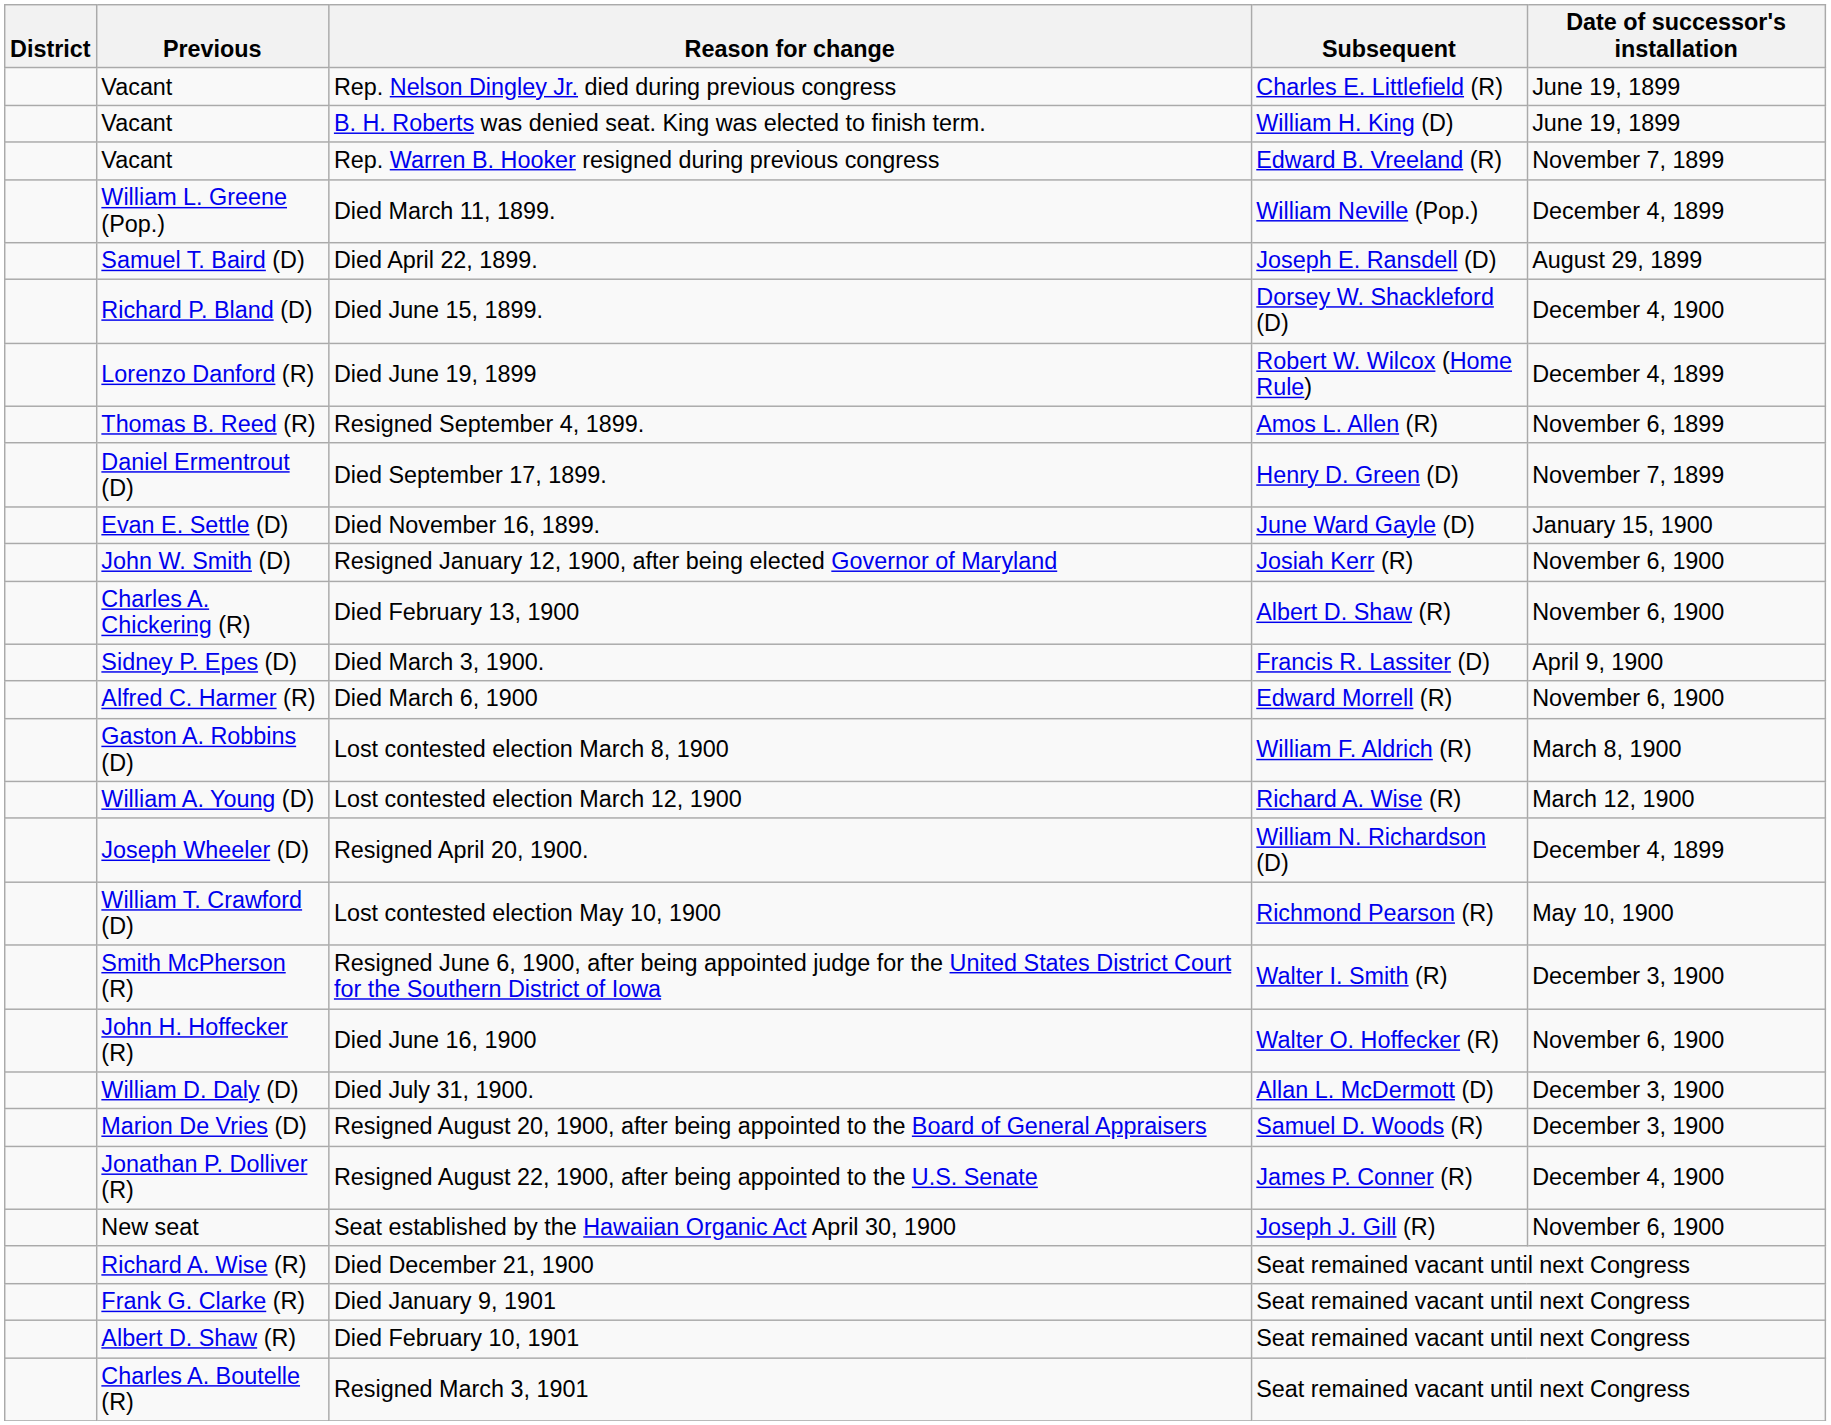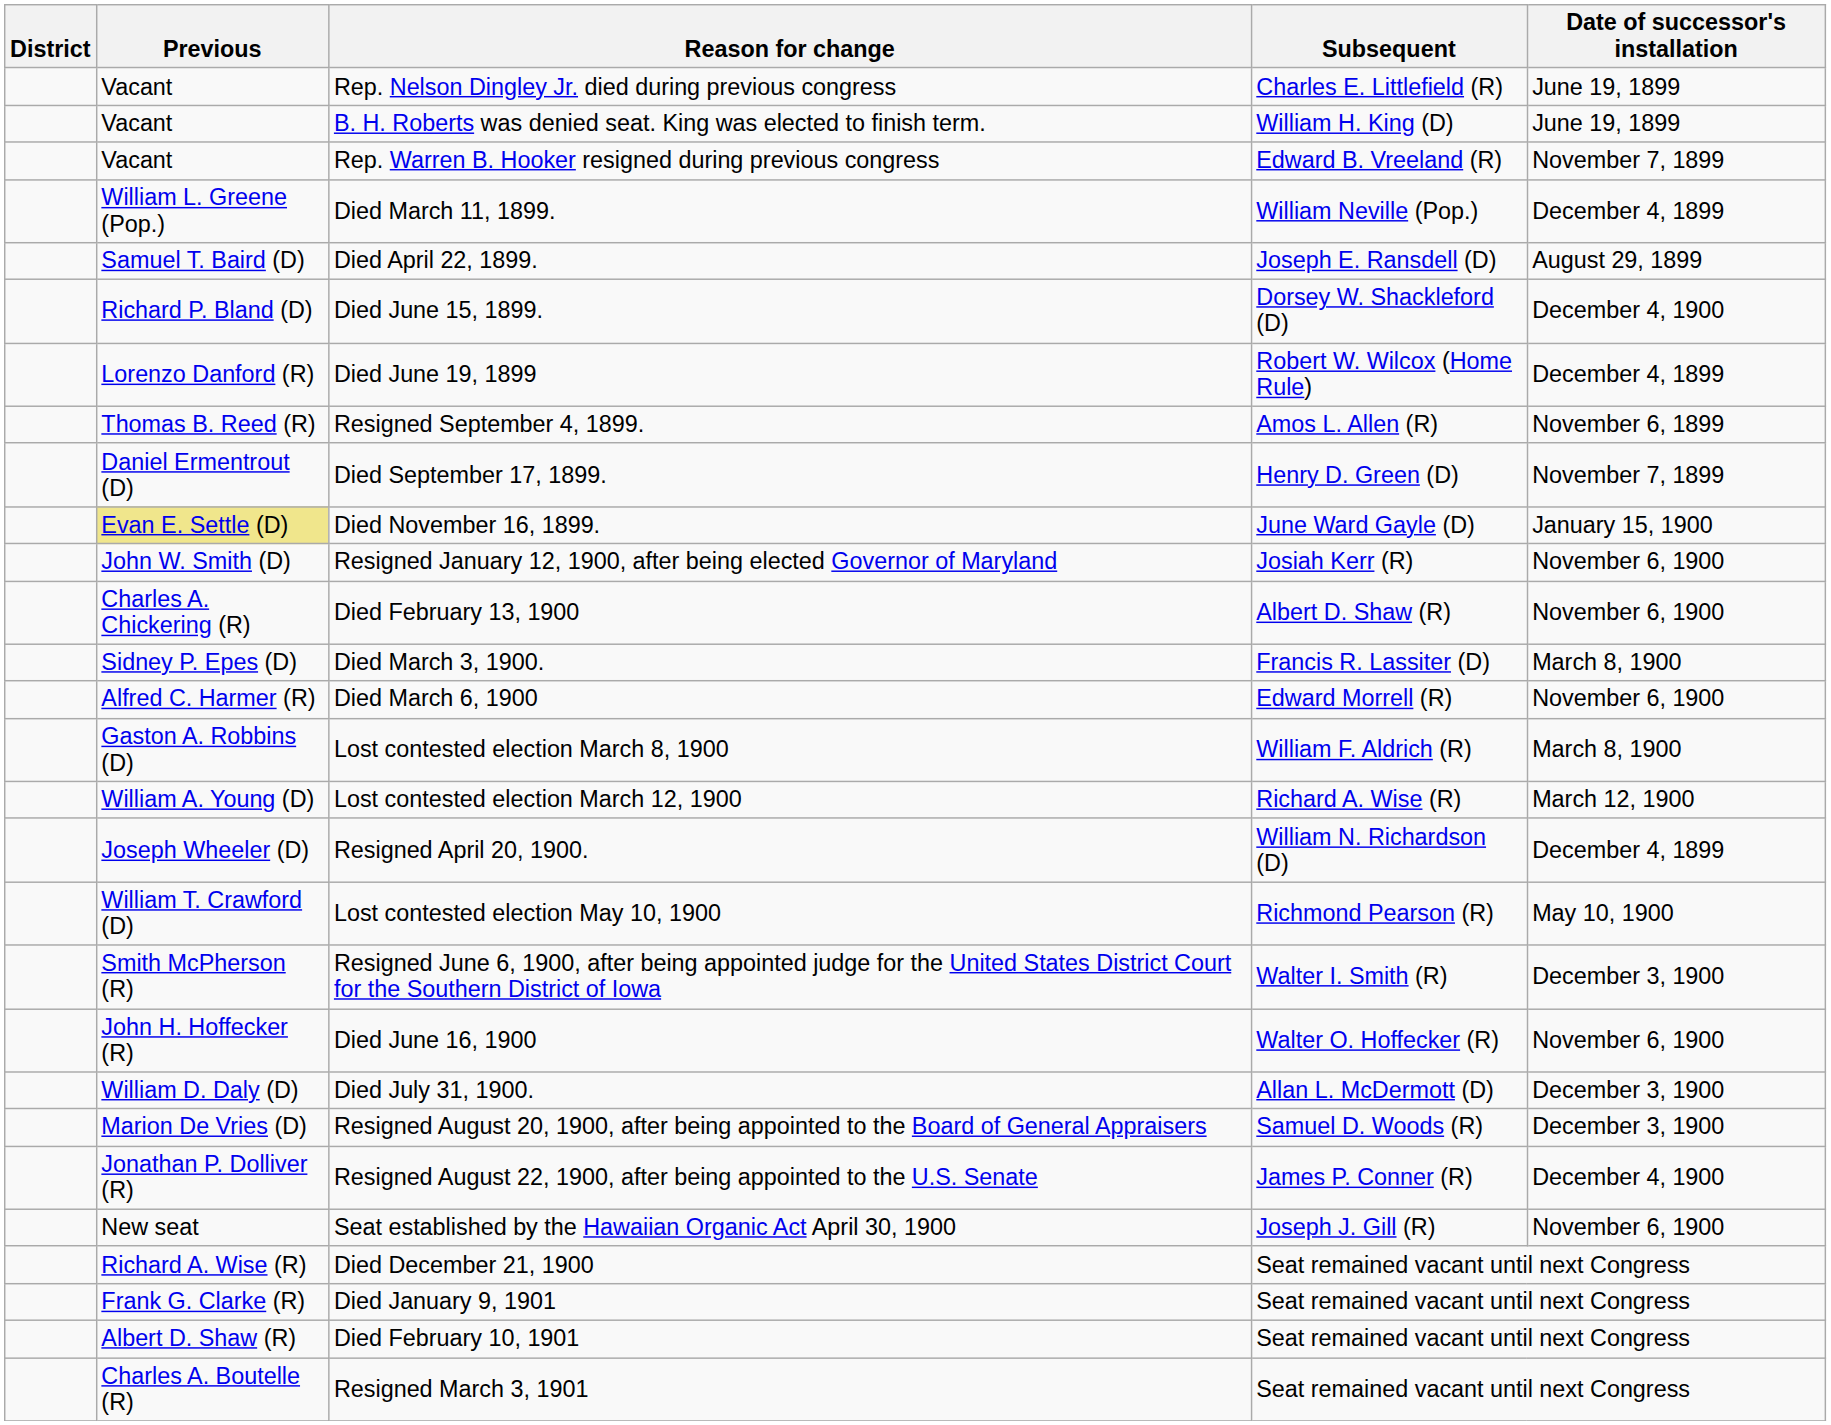(195, 524) no background -> (195, 524) khaki background
(1598, 662) April 9, 1900 -> (1607, 662) March 8, 1900
